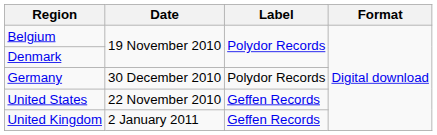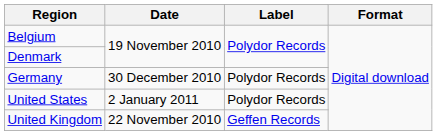(165, 99) 22 November 2010 -> (153, 99) 2 January 2011
(274, 99) Geffen Records -> (276, 99) Polydor Records
(153, 120) 2 January 2011 -> (165, 120) 22 November 2010
